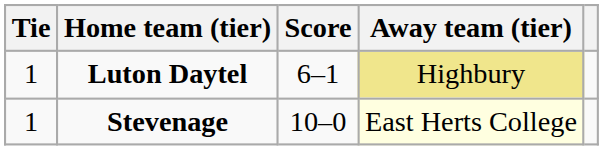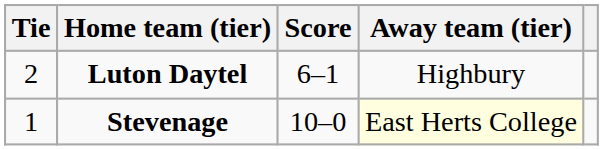(31, 74) 1 -> (31, 74) 2
(471, 74) khaki background -> (471, 74) no background
